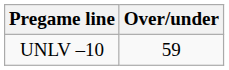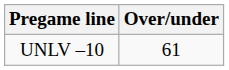(171, 49) 59 -> (171, 49) 61
